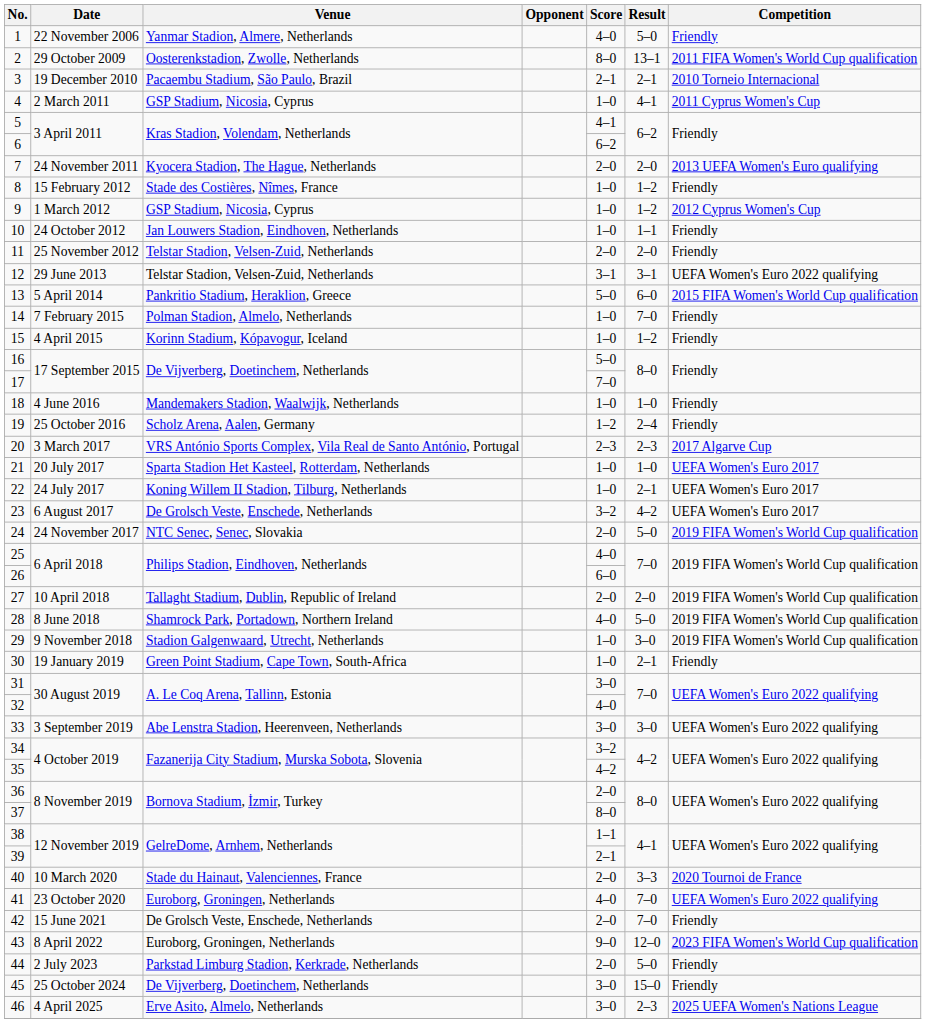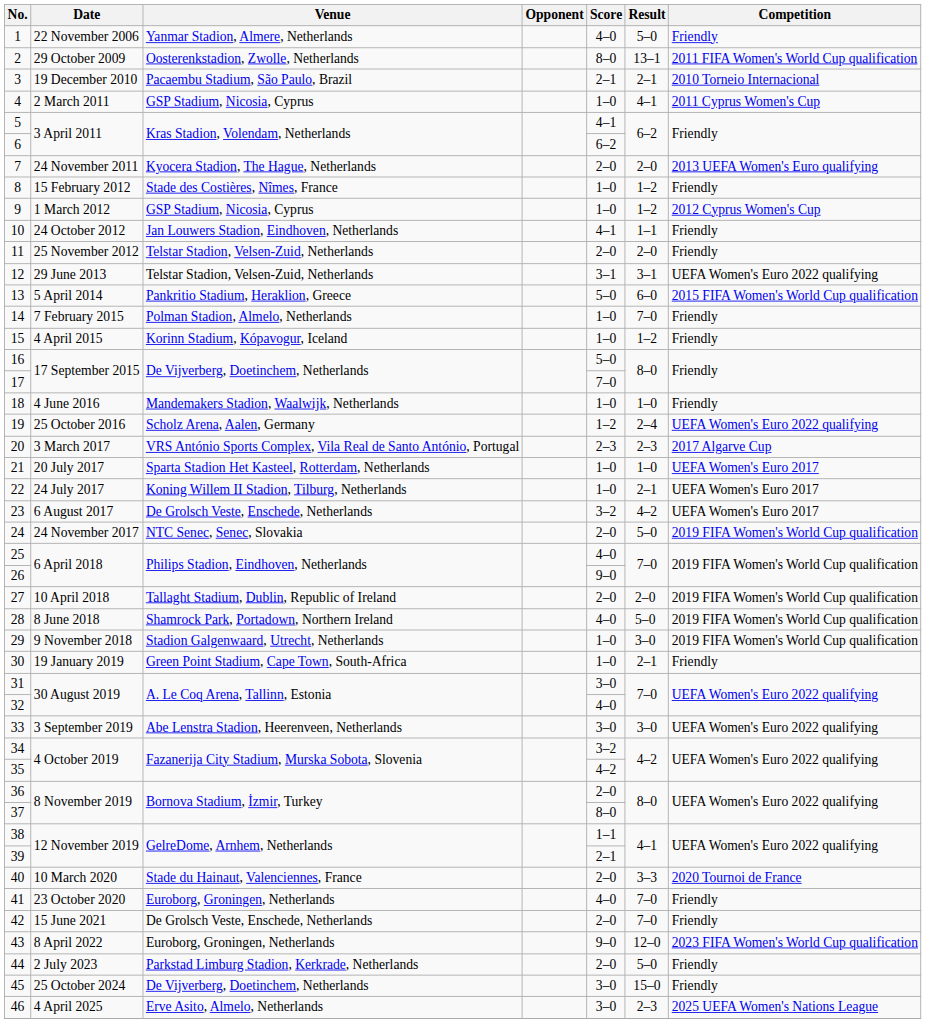(606, 230) 1–0 -> (606, 230) 4–1
(695, 425) Friendly -> (775, 425) UEFA Women's Euro 2022 qualifying
(606, 576) 6–0 -> (606, 576) 9–0
(775, 899) UEFA Women's Euro 2022 qualifying -> (695, 899) Friendly
